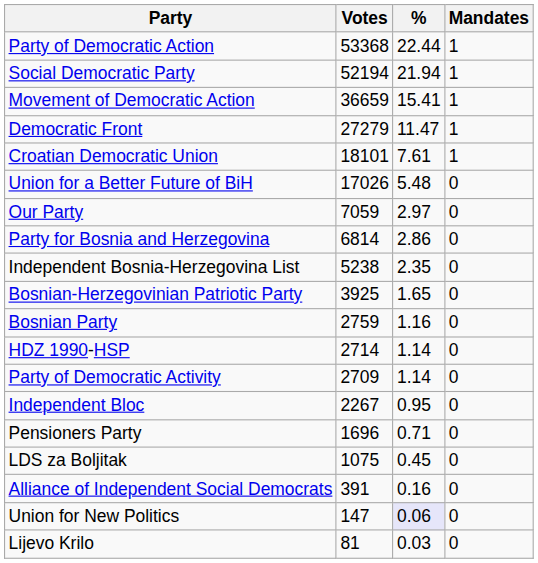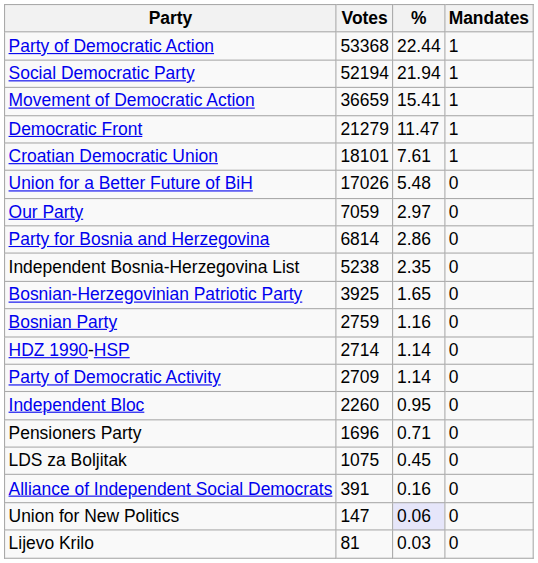(365, 128) 27279 -> (365, 128) 21279
(360, 405) 2267 -> (360, 405) 2260
